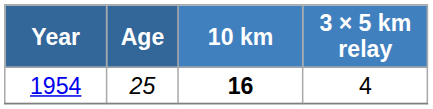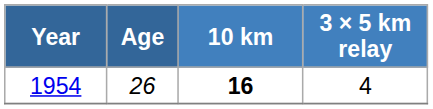(142, 86) 25 -> (142, 86) 26
